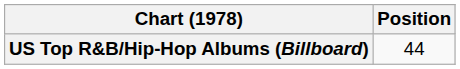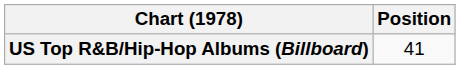(414, 49) 44 -> (414, 49) 41
